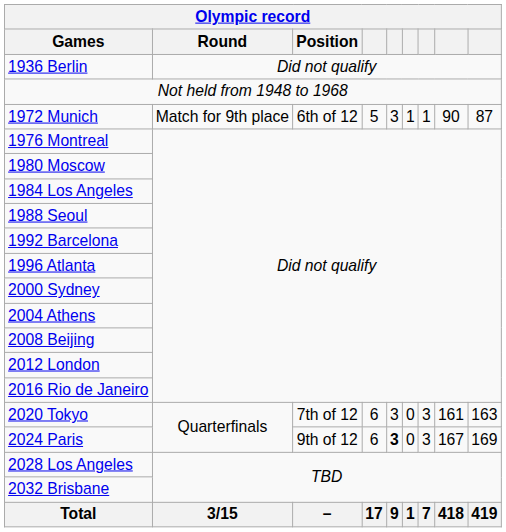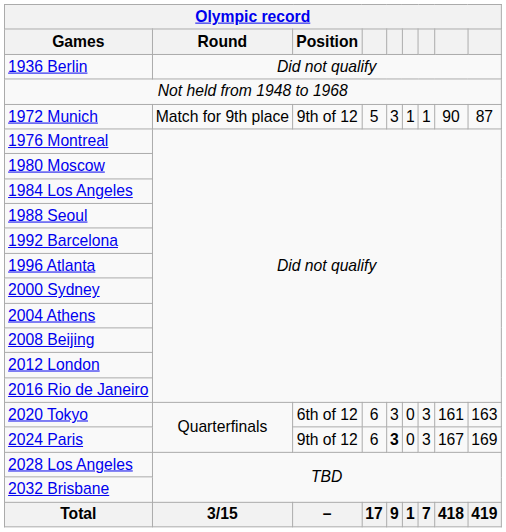(327, 116) 6th of 12 -> (327, 116) 9th of 12
(327, 414) 7th of 12 -> (327, 414) 6th of 12
